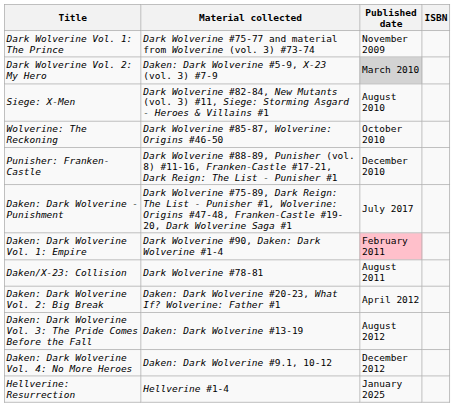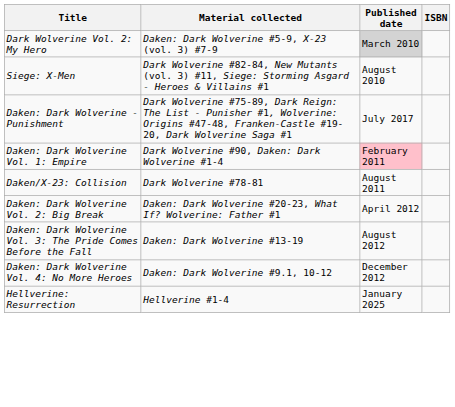- row: (69, 44)
- row: (47, 134)
- row: (58, 166)
